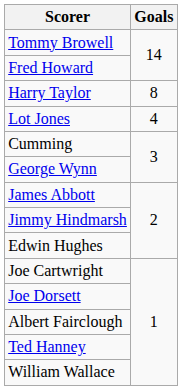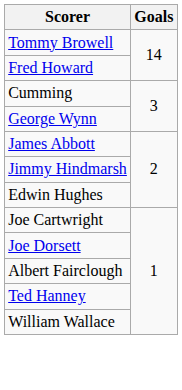- row: (49, 93)
- row: (39, 118)
